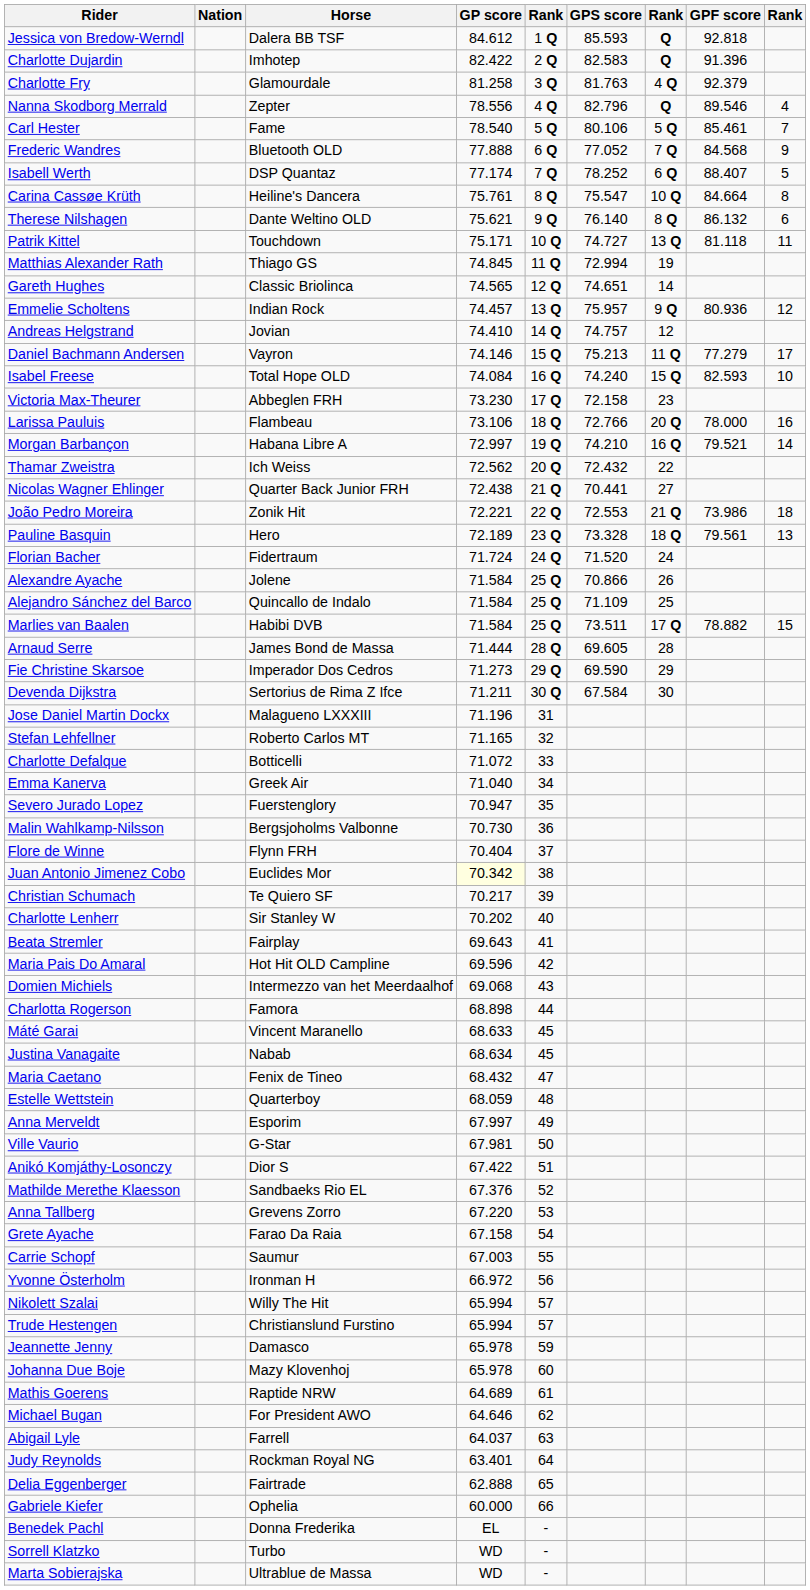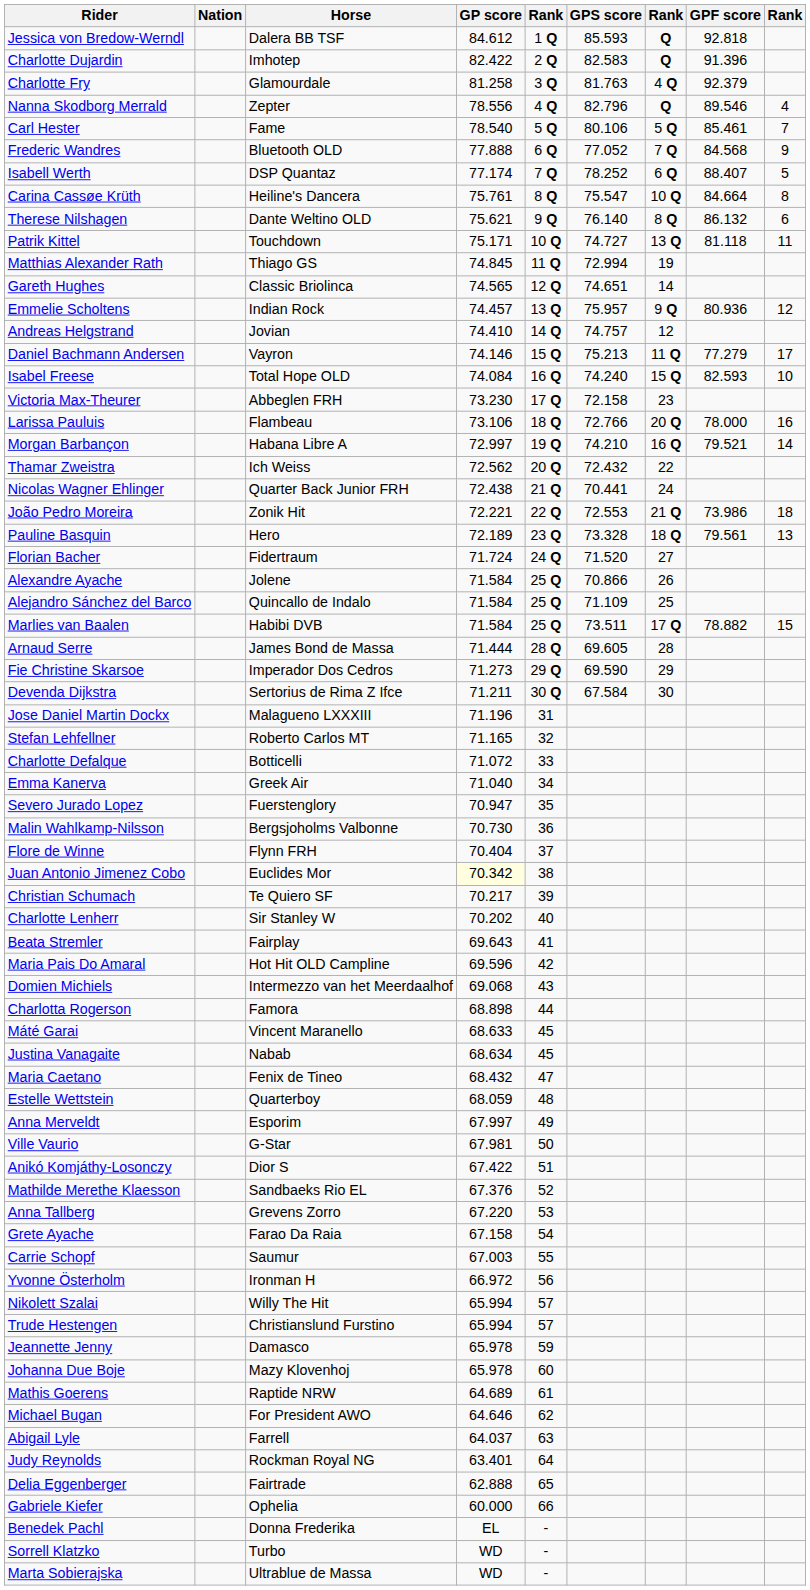(666, 490) 27 -> (666, 490) 24
(666, 557) 24 -> (666, 557) 27
